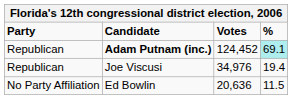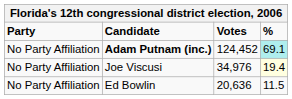(35, 49) Republican -> (53, 49) No Party Affiliation
(35, 67) Republican -> (53, 67) No Party Affiliation
(274, 67) no background -> (274, 67) lightyellow background
